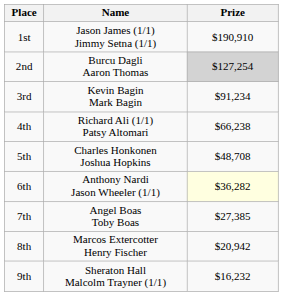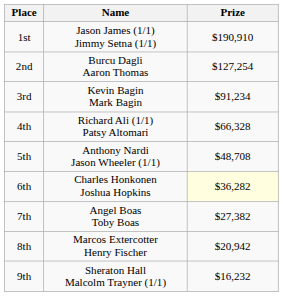(233, 66) lightgrey background -> (233, 66) no background
(233, 126) $66,238 -> (233, 126) $66,328
(115, 156) Charles Honkonen Joshua Hopkins -> (115, 156) Anthony Nardi Jason Wheeler (1/1)
(115, 186) Anthony Nardi Jason Wheeler (1/1) -> (115, 186) Charles Honkonen Joshua Hopkins
(233, 216) $27,385 -> (233, 216) $27,382
